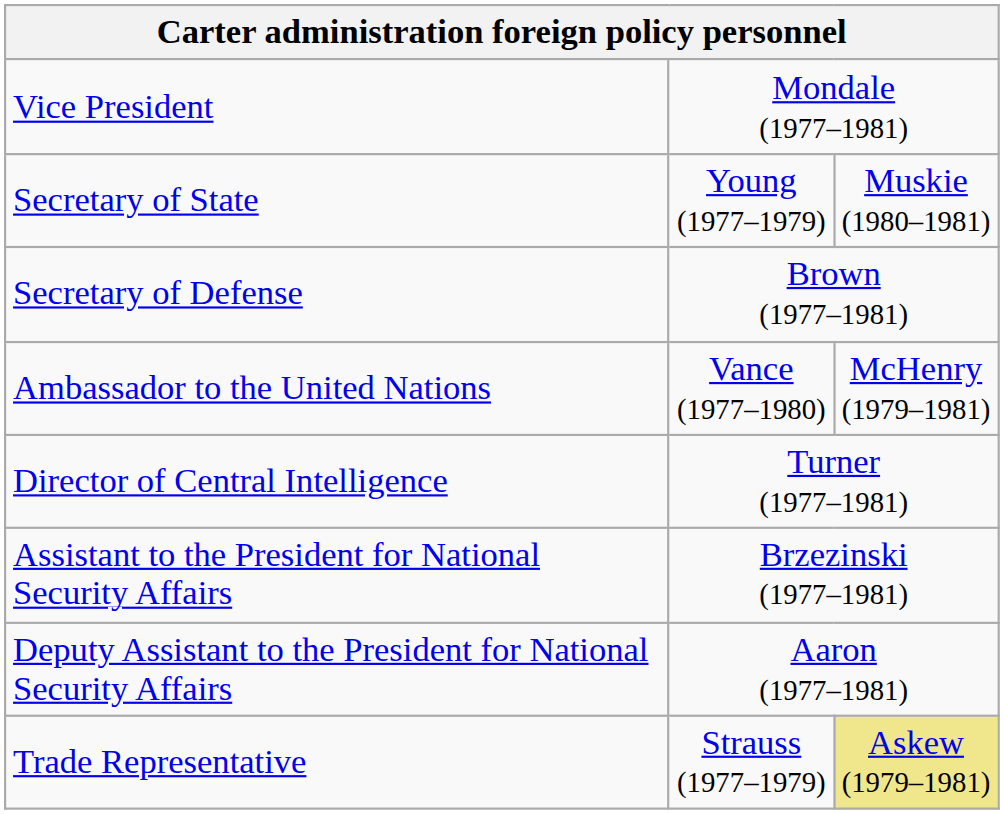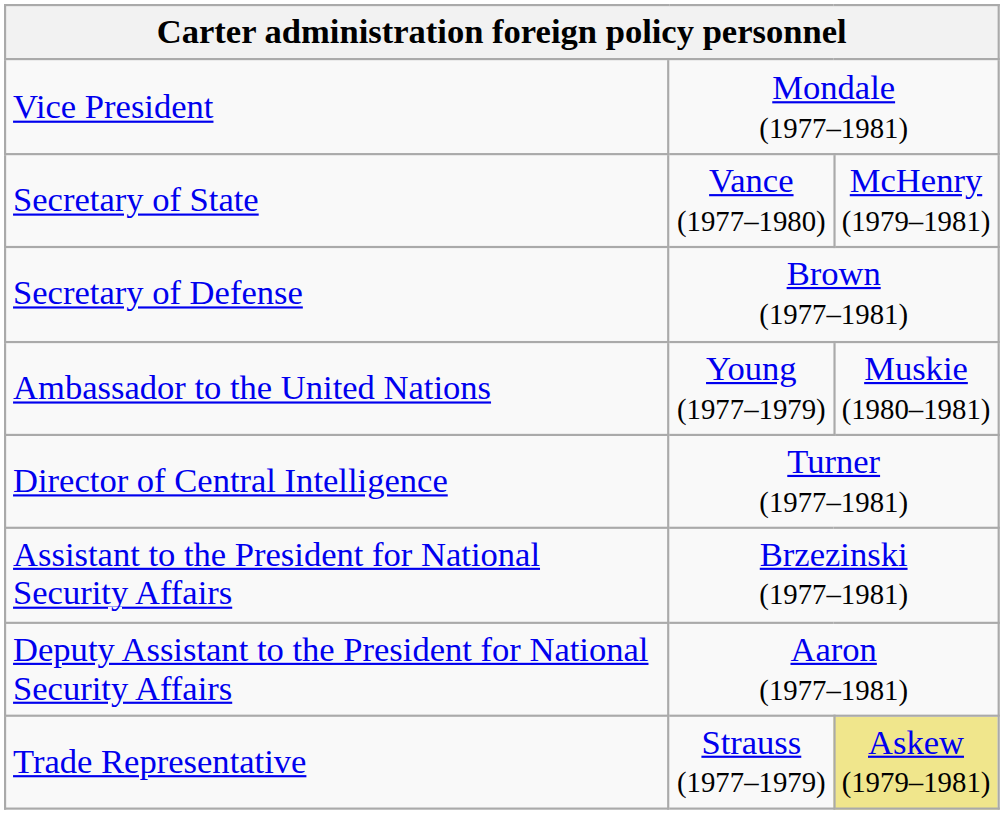(751, 199) Young (1977–1979) -> (751, 199) Vance (1977–1980)
(916, 199) Muskie (1980–1981) -> (916, 199) McHenry (1979–1981)
(751, 387) Vance (1977–1980) -> (751, 387) Young (1977–1979)
(916, 387) McHenry (1979–1981) -> (916, 387) Muskie (1980–1981)
